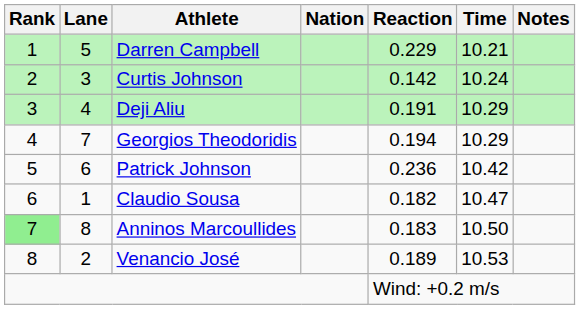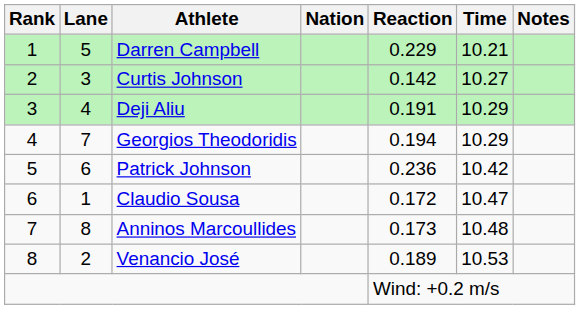(485, 79) 10.24 -> (485, 79) 10.27
(413, 199) 0.182 -> (413, 199) 0.172
(32, 229) lightgreen background -> (32, 229) no background
(413, 229) 0.183 -> (413, 229) 0.173
(485, 229) 10.50 -> (485, 229) 10.48
